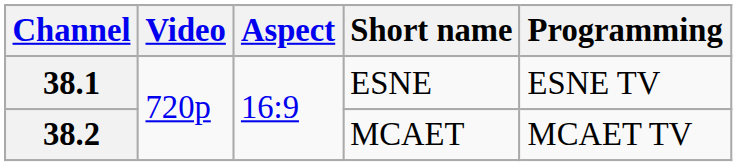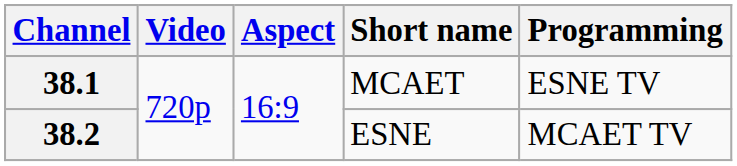(391, 82) ESNE -> (407, 82) MCAET
(407, 133) MCAET -> (391, 133) ESNE
